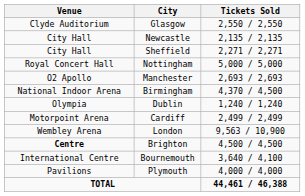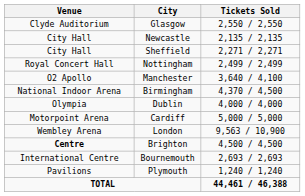(250, 64) 5,000 / 5,000 -> (250, 64) 2,499 / 2,499
(250, 78) 2,693 / 2,693 -> (250, 78) 3,640 / 4,100
(250, 104) 1,240 / 1,240 -> (250, 104) 4,000 / 4,000
(250, 118) 2,499 / 2,499 -> (250, 118) 5,000 / 5,000
(250, 158) 3,640 / 4,100 -> (250, 158) 2,693 / 2,693
(250, 171) 4,000 / 4,000 -> (250, 171) 1,240 / 1,240
